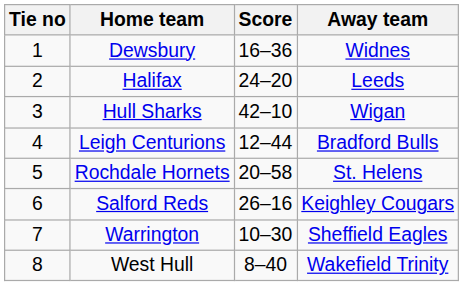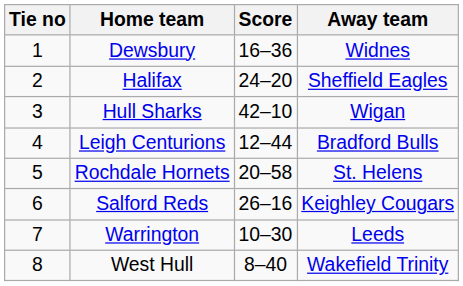(378, 81) Leeds -> (378, 81) Sheffield Eagles
(378, 234) Sheffield Eagles -> (378, 234) Leeds
